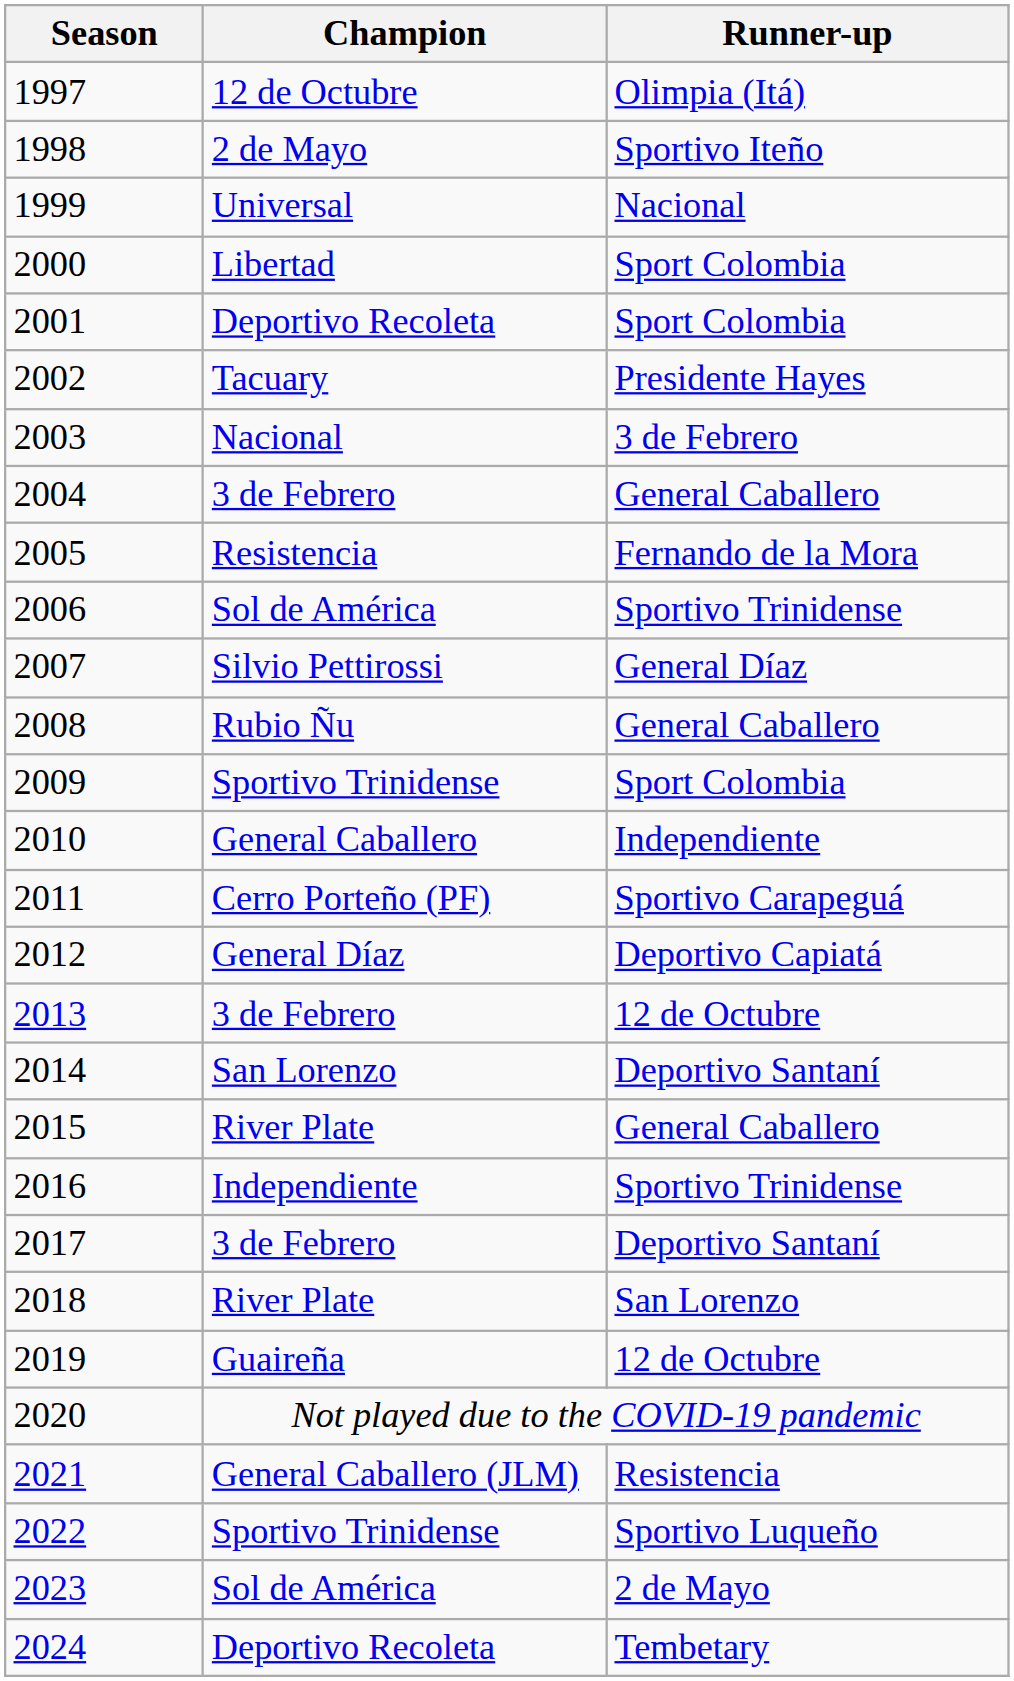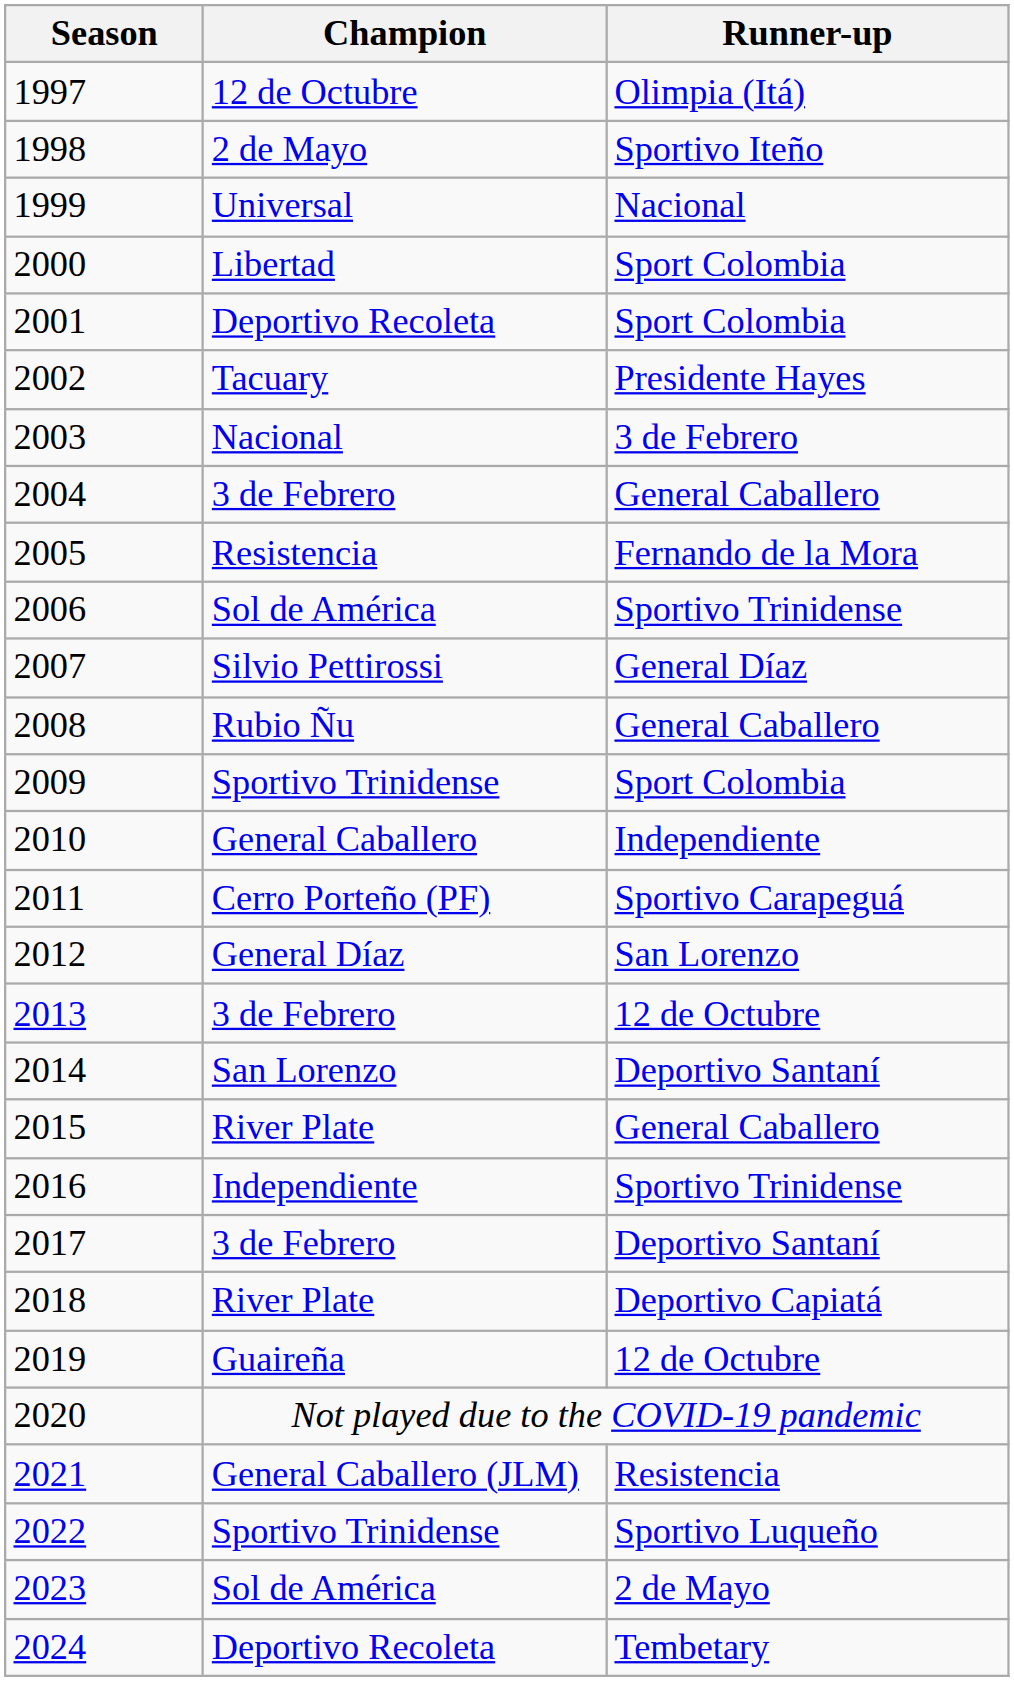(748, 954) Deportivo Capiatá -> (707, 954) San Lorenzo
(707, 1300) San Lorenzo -> (748, 1300) Deportivo Capiatá
